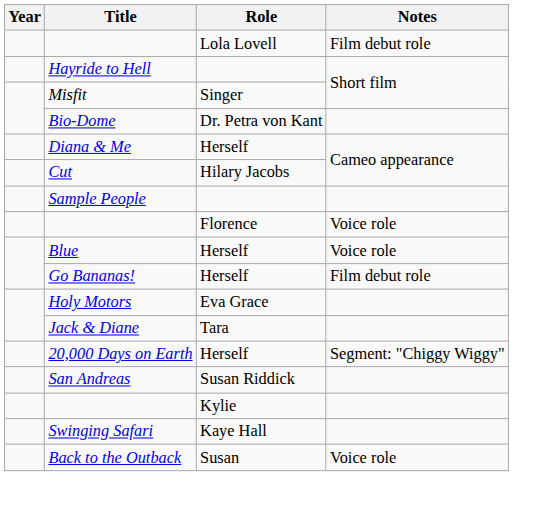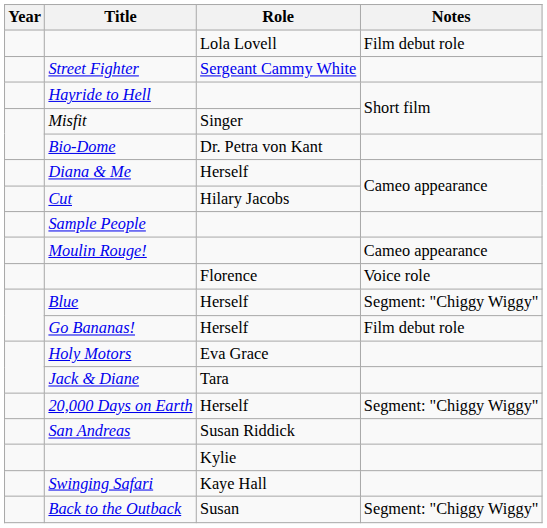+ row: (94, 69)
+ row: (98, 250)
(363, 250) Voice role -> (451, 302) Segment: "Chiggy Wiggy"
(363, 457) Voice role -> (451, 509) Segment: "Chiggy Wiggy"
